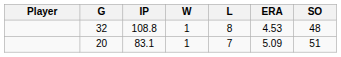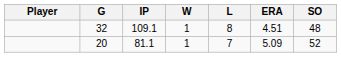(144, 28) 108.8 -> (144, 28) 109.1
(272, 28) 4.53 -> (272, 28) 4.51
(144, 44) 83.1 -> (144, 44) 81.1
(315, 44) 51 -> (315, 44) 52
